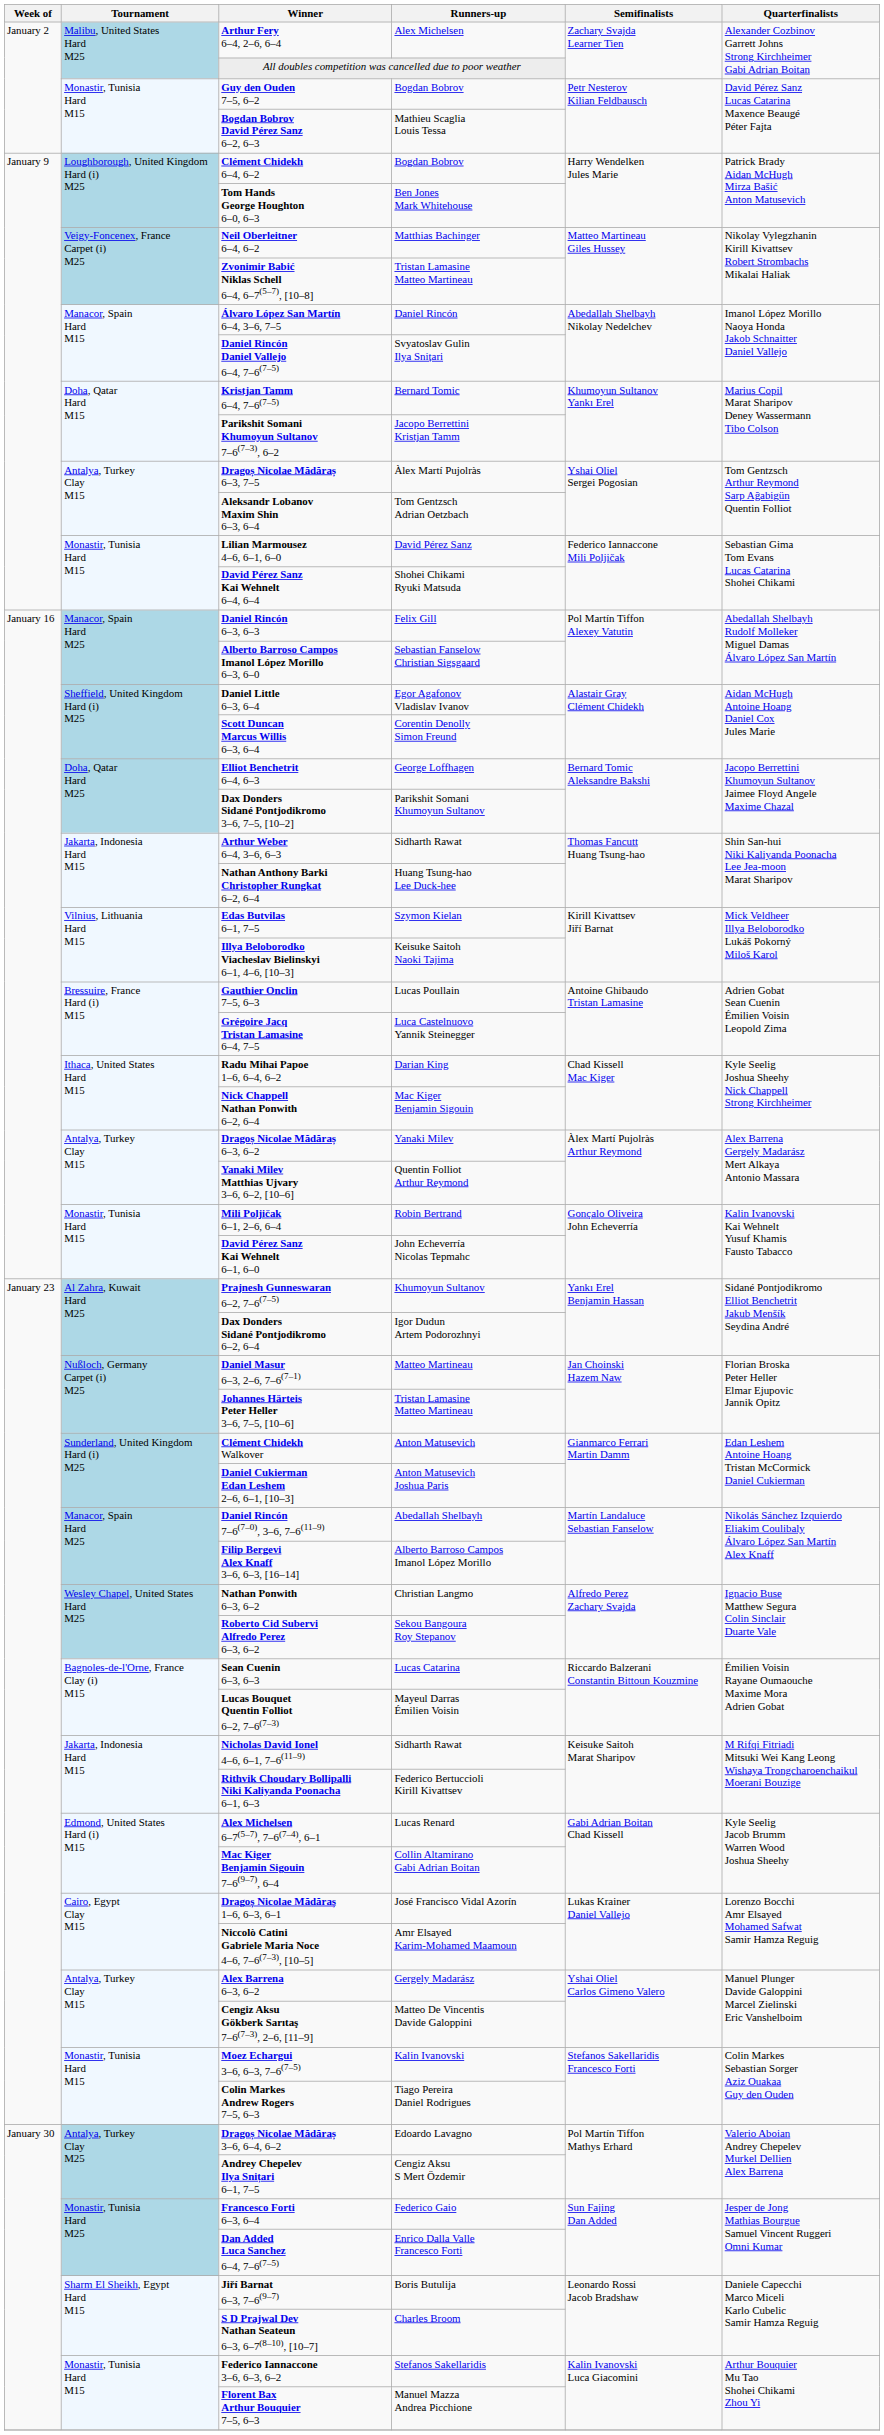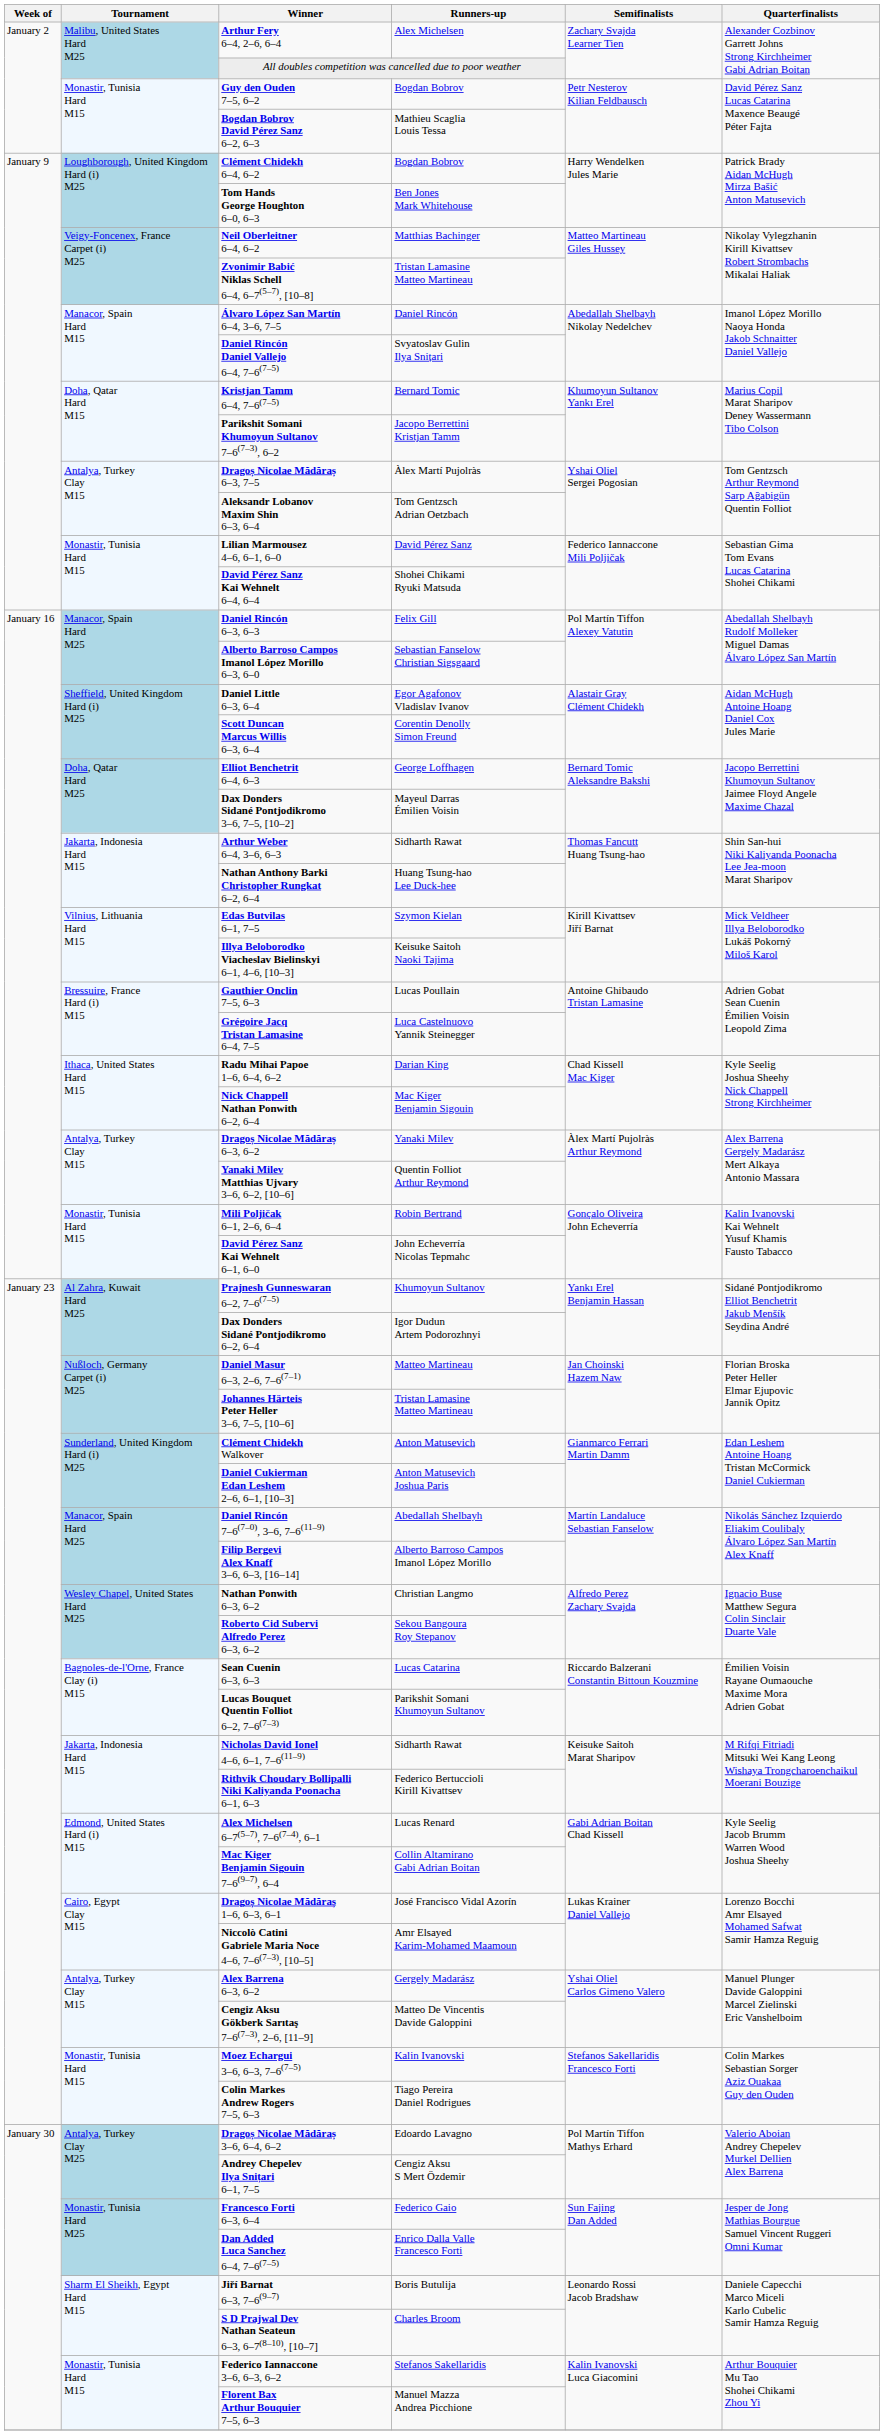(440, 804) Parikshit Somani Khumoyun Sultanov -> (427, 804) Mayeul Darras Émilien Voisin
(427, 1704) Mayeul Darras Émilien Voisin -> (440, 1704) Parikshit Somani Khumoyun Sultanov
